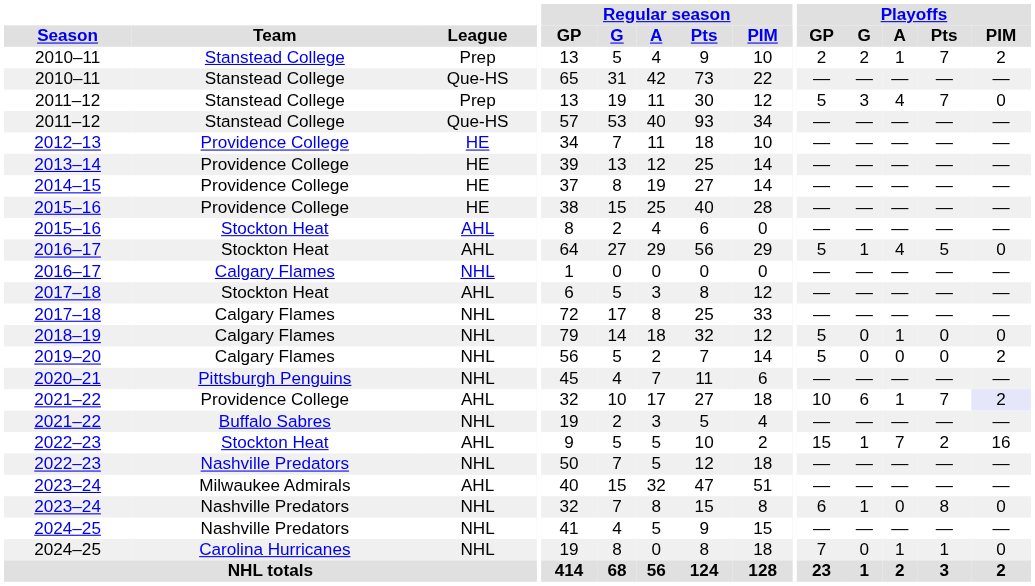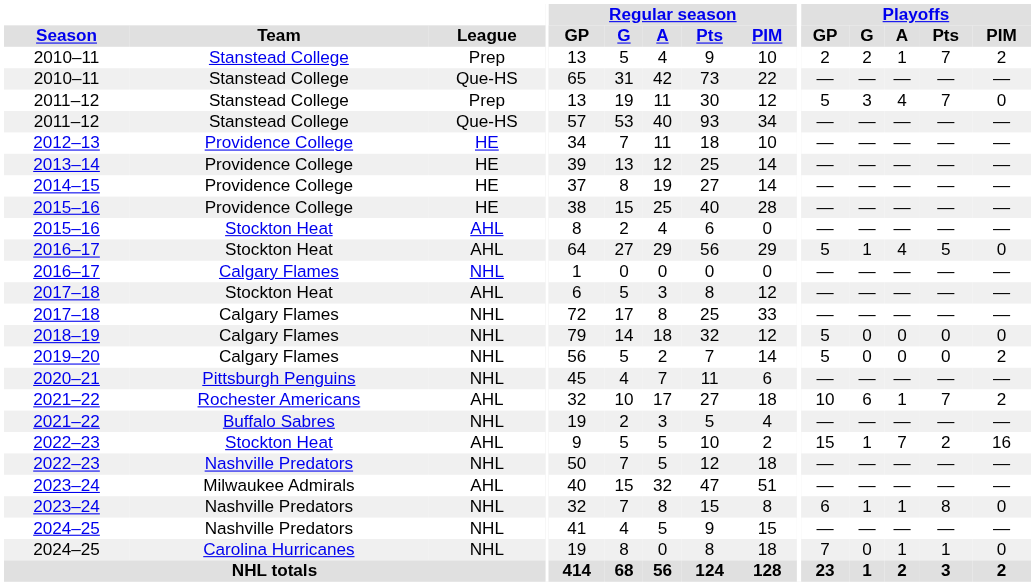(900, 335) 1 -> (902, 335) 0
(275, 399) Providence College -> (279, 399) Rochester Americans
(1001, 399) lavender background -> (1002, 399) no background
(900, 506) 0 -> (902, 506) 1
